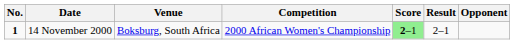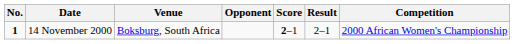columns swapped: (484, 13) <-> (308, 13)
(408, 30) lightgreen background -> (289, 30) no background
